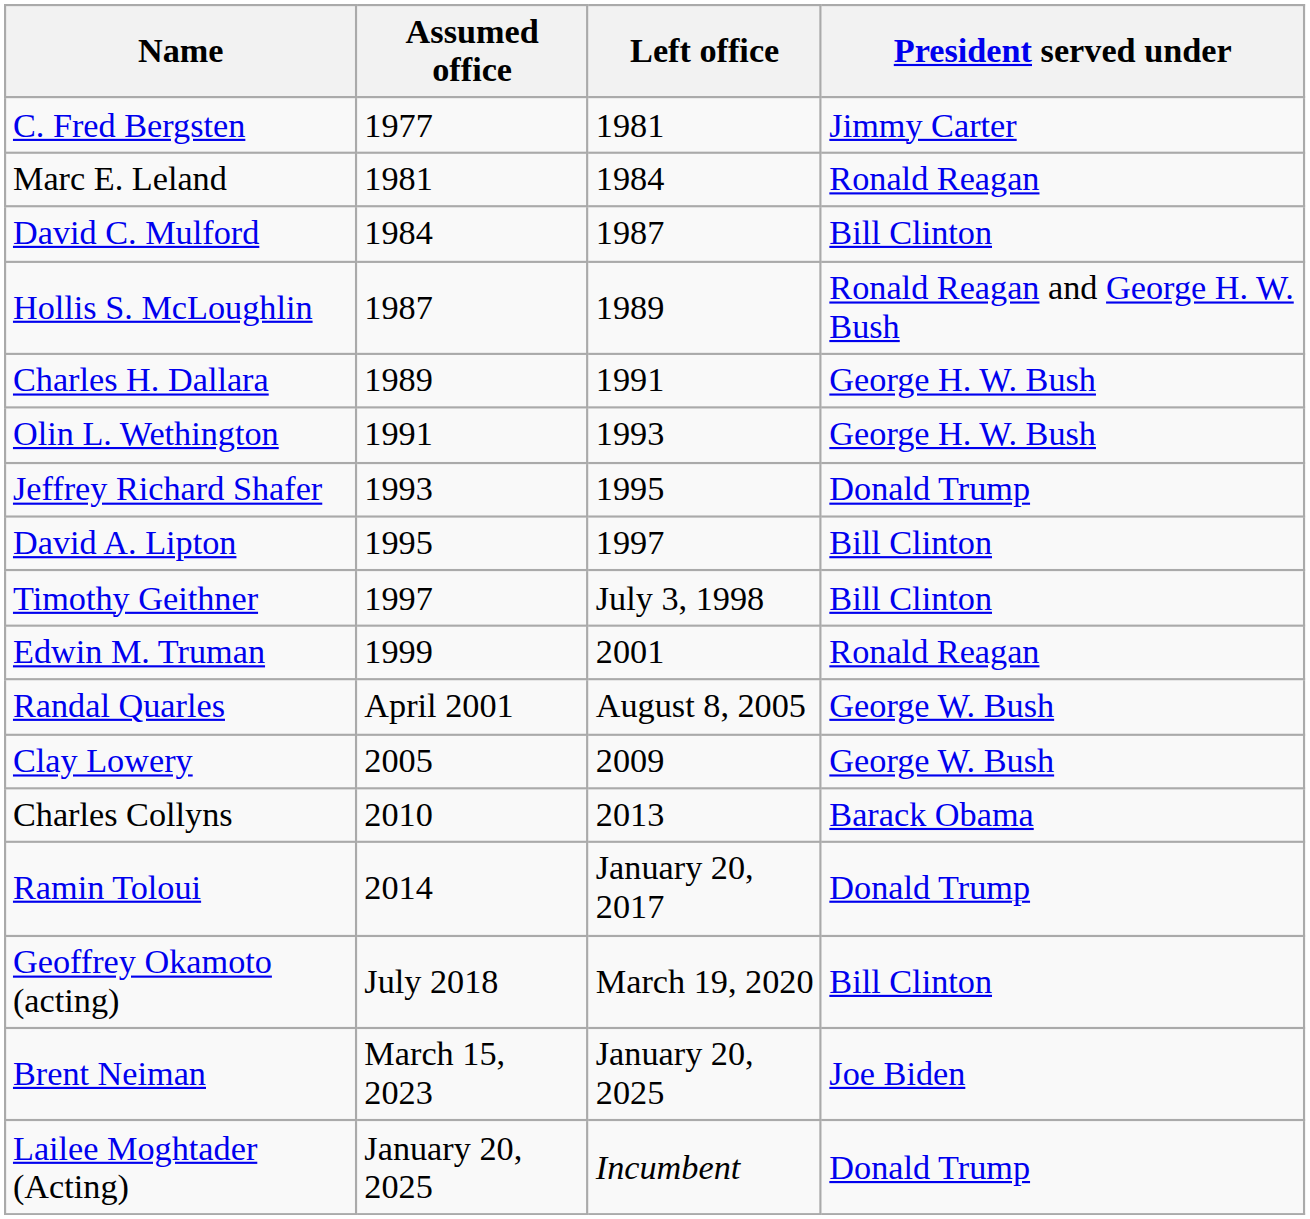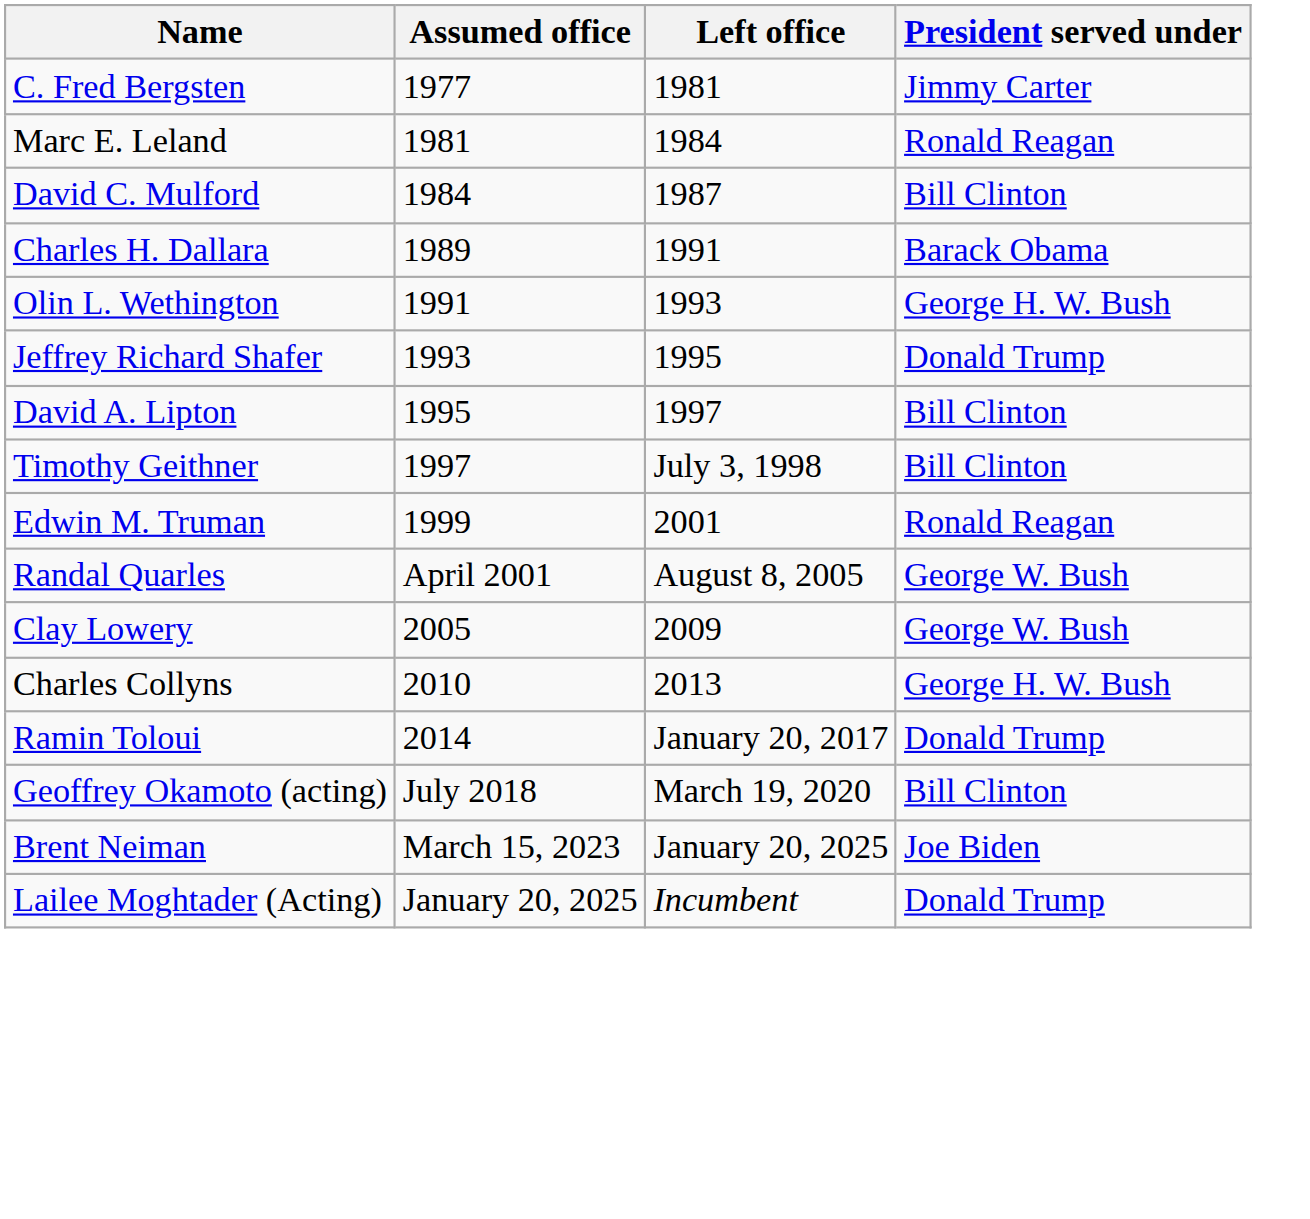- row: (163, 306)
(963, 380) George H. W. Bush -> (1006, 248) Barack Obama
(932, 814) Barack Obama -> (1037, 683) George H. W. Bush
